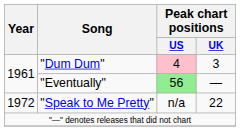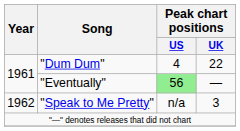(176, 64) pink background -> (176, 64) no background
(216, 64) 3 -> (216, 64) 22
(21, 103) 1972 -> (21, 103) 1962
(216, 103) 22 -> (216, 103) 3
